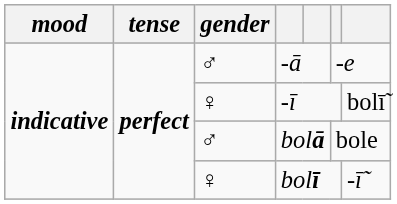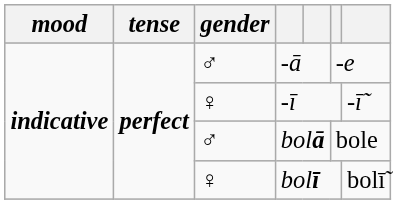(366, 101) bolī̃ -> (354, 101) -ī̃
(354, 179) -ī̃ -> (366, 179) bolī̃
